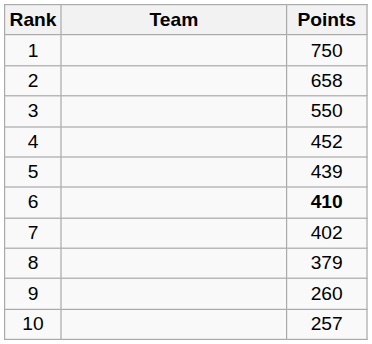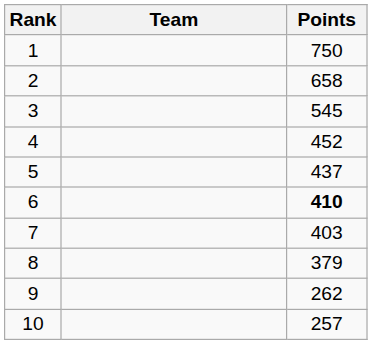(327, 111) 550 -> (327, 111) 545
(327, 171) 439 -> (327, 171) 437
(327, 232) 402 -> (327, 232) 403
(327, 293) 260 -> (327, 293) 262
